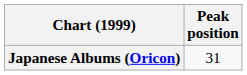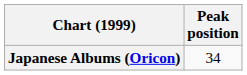(213, 57) 31 -> (213, 57) 34
